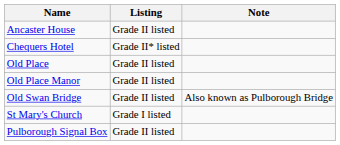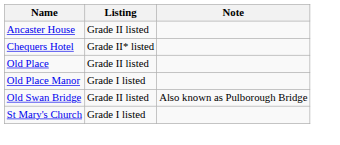(143, 81) Grade II listed -> (116, 81) Grade I listed
- row: (57, 132)
